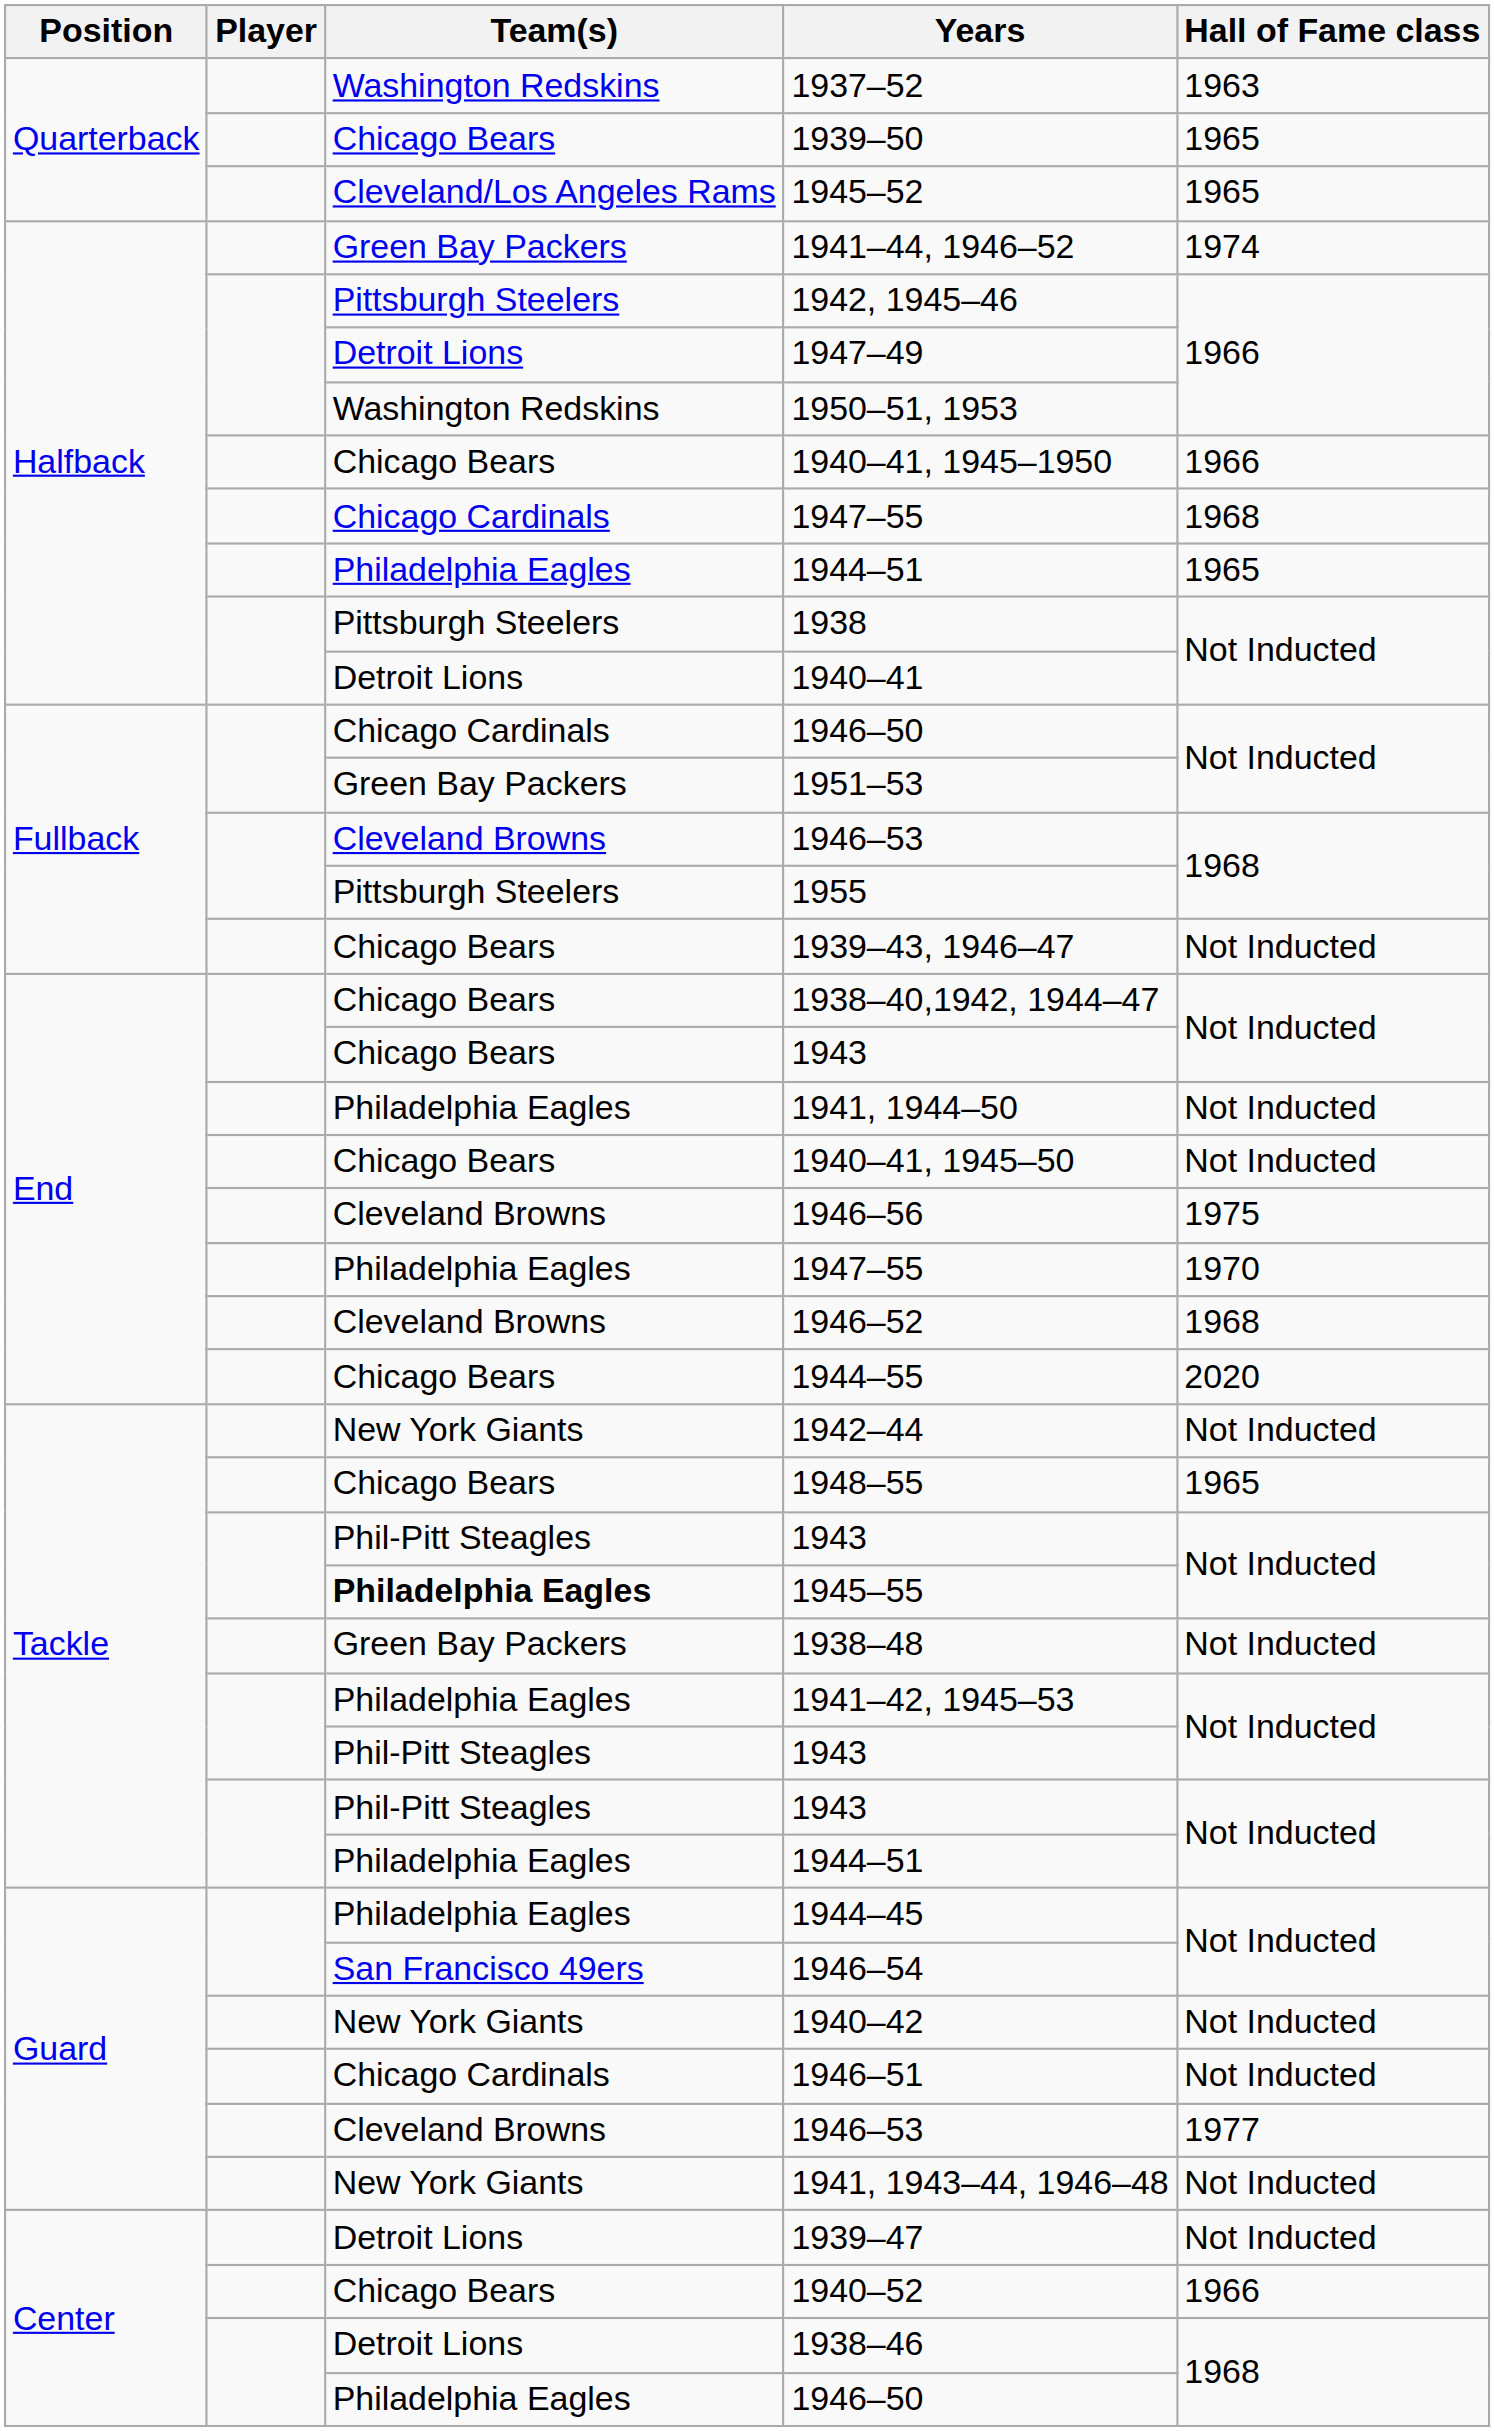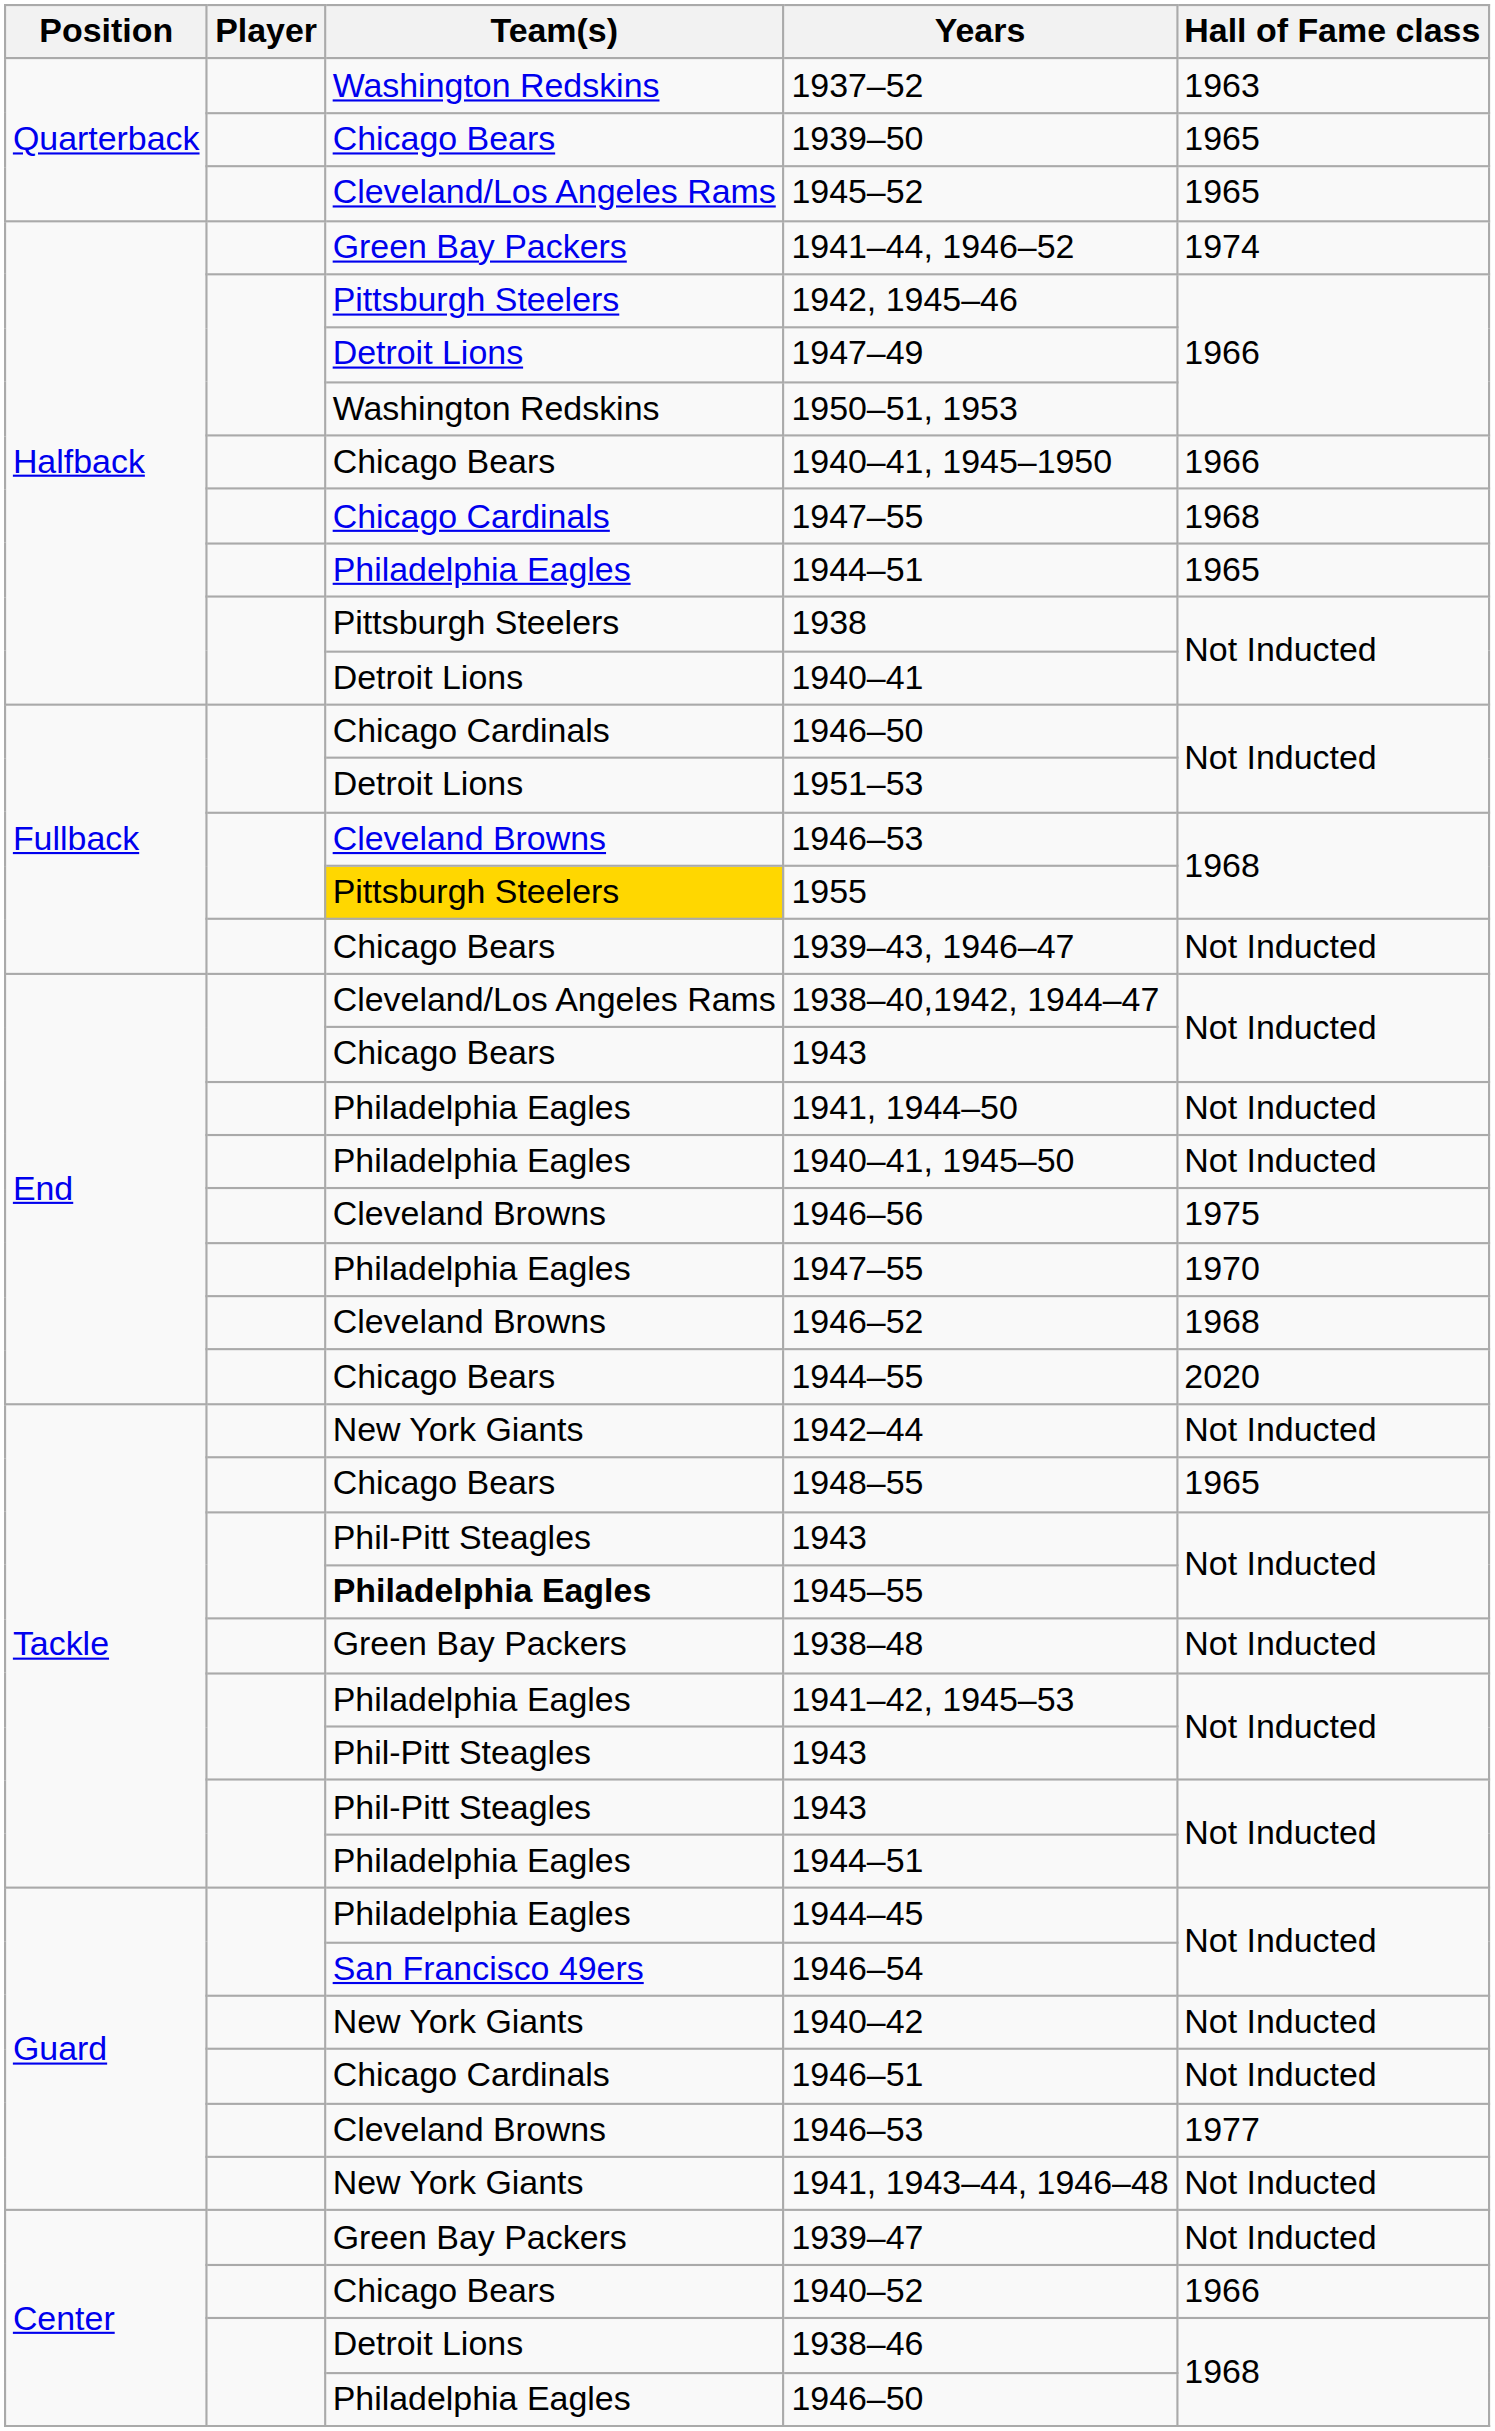(480, 784) Green Bay Packers -> (428, 784) Detroit Lions
(476, 892) no background -> (476, 892) gold background
(444, 999) Chicago Bears -> (554, 999) Cleveland/Los Angeles Rams
(444, 1161) Chicago Bears -> (482, 1161) Philadelphia Eagles
(428, 2236) Detroit Lions -> (480, 2236) Green Bay Packers
